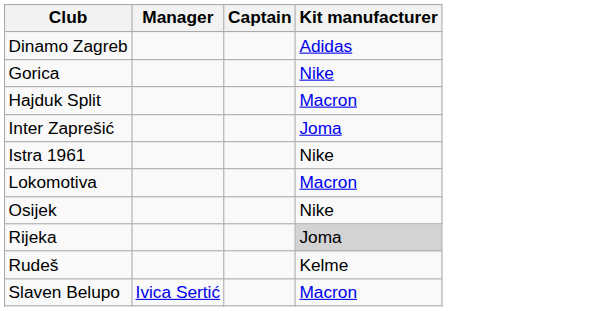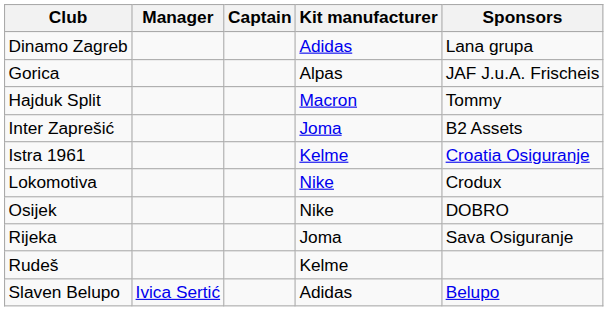+ column: (522, 18)
(317, 73) Nike -> (321, 73) Alpas
(317, 155) Nike -> (324, 155) Kelme
(328, 182) Macron -> (317, 182) Nike
(321, 237) lightgrey background -> (321, 237) no background
(328, 292) Macron -> (326, 292) Adidas
